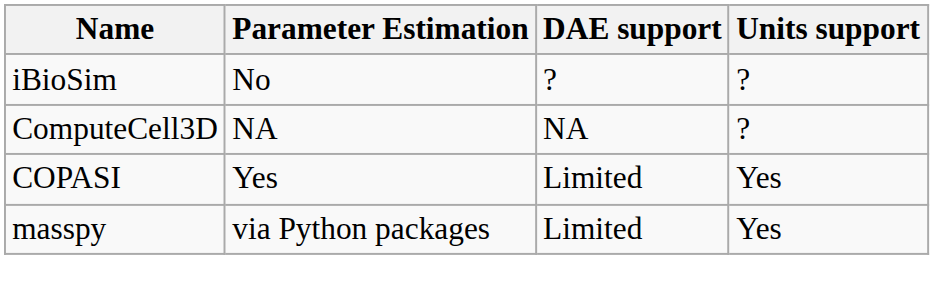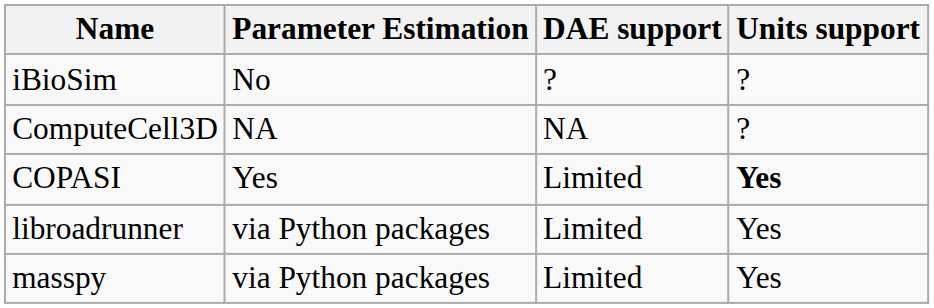(759, 178) normal -> (759, 178) bold
+ row: (98, 228)
